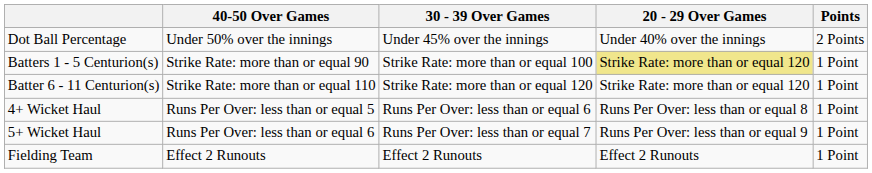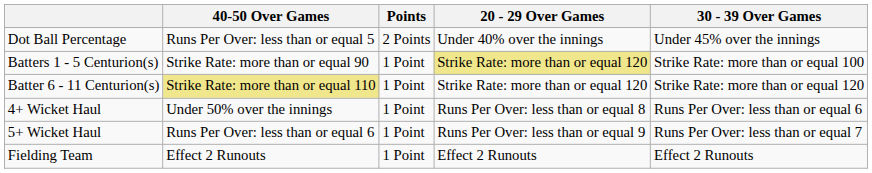columns swapped: (488, 16) <-> (840, 16)
(249, 39) Under 50% over the innings -> (270, 39) Runs Per Over: less than or equal 5
(271, 86) no background -> (271, 86) khaki background
(270, 109) Runs Per Over: less than or equal 5 -> (249, 109) Under 50% over the innings
